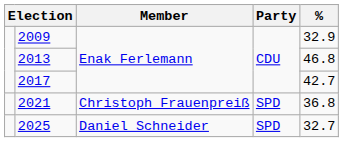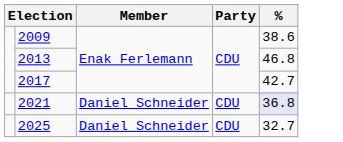(319, 38) 32.9 -> (279, 38) 38.6
(164, 104) Christoph Frauenpreiß -> (144, 104) Daniel Schneider
(268, 104) SPD -> (228, 104) CDU
(319, 104) no background -> (279, 104) lavender background
(268, 126) SPD -> (228, 126) CDU
